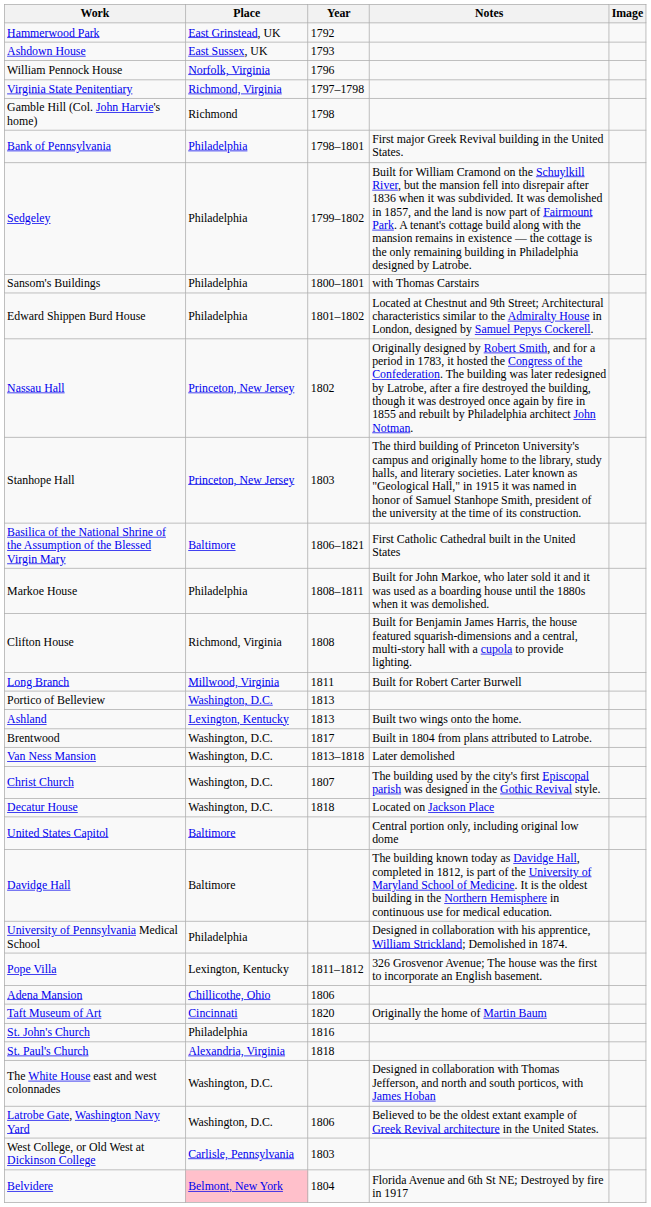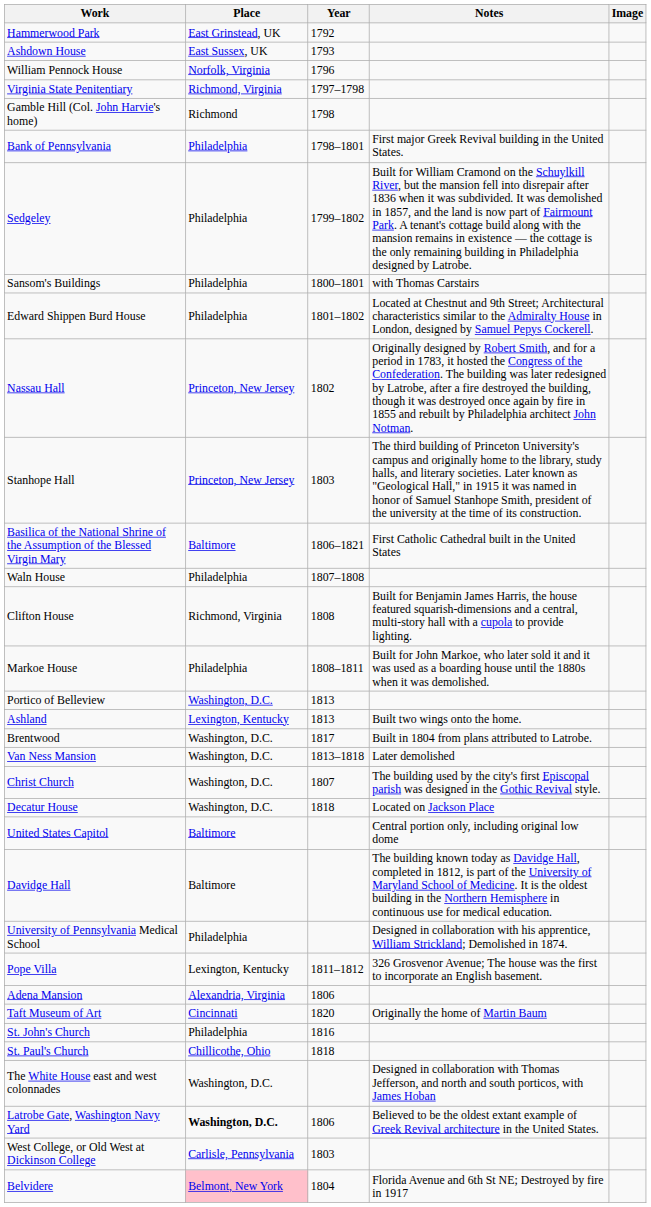+ row: (36, 577)
rows swapped: (40, 643) <-> (42, 590)
- row: (38, 681)
(229, 994) Chillicothe, Ohio -> (237, 994) Alexandria, Virginia
(237, 1051) Alexandria, Virginia -> (229, 1051) Chillicothe, Ohio
(230, 1122) normal -> (233, 1122) bold
